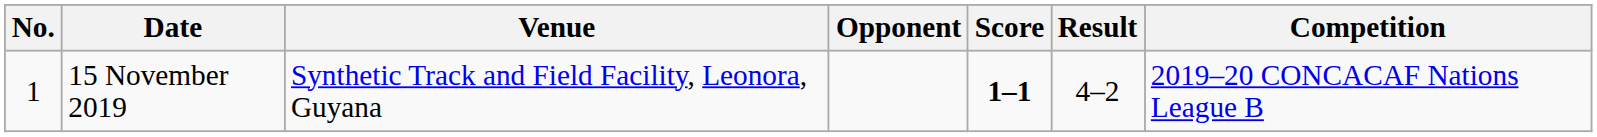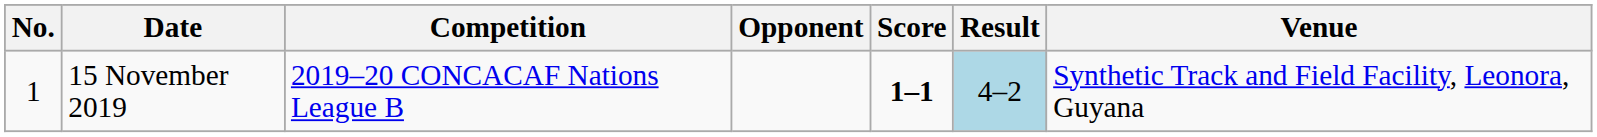columns swapped: (557, 27) <-> (1368, 27)
(1098, 90) no background -> (1000, 90) lightblue background
